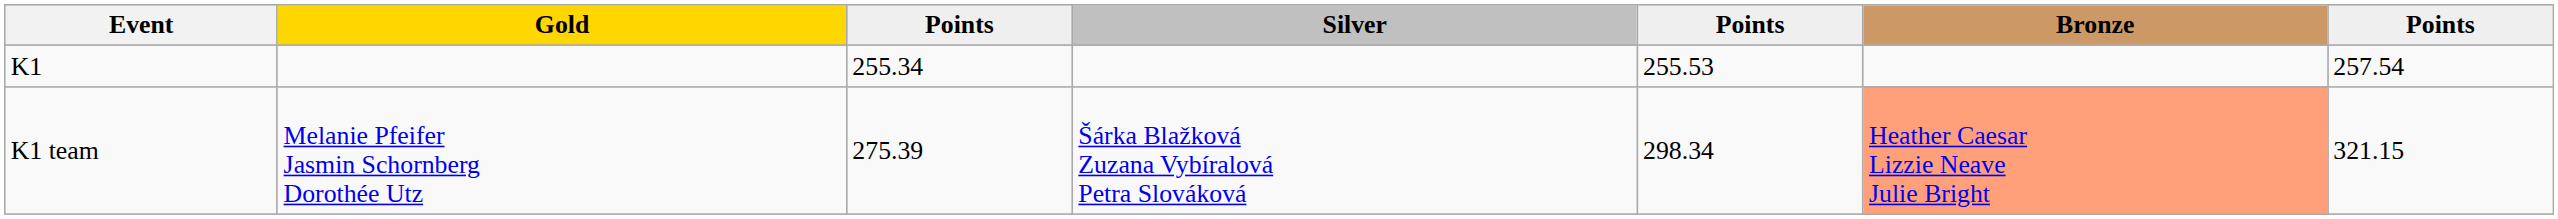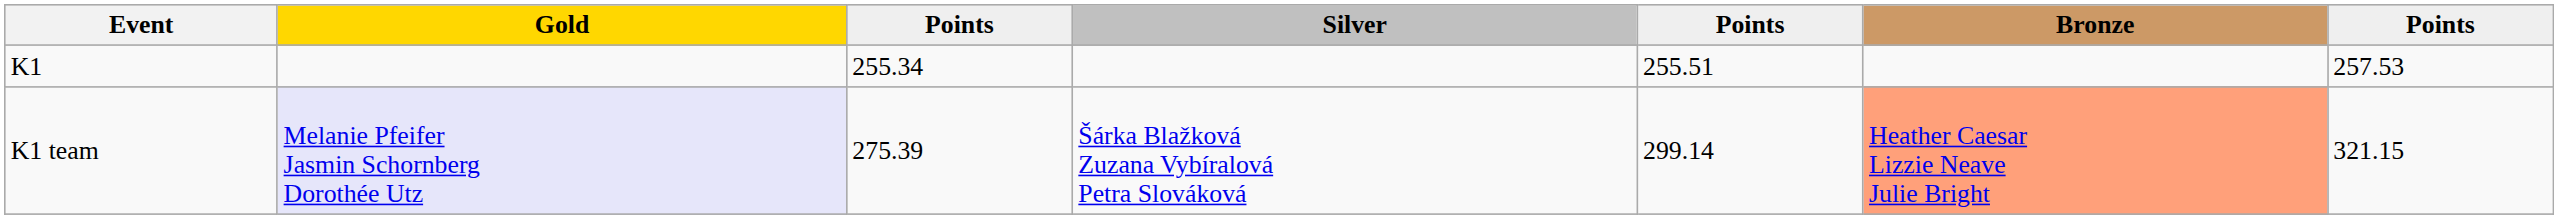(1678, 65) 255.53 -> (1678, 65) 255.51
(2369, 65) 257.54 -> (2369, 65) 257.53
(382, 164) no background -> (382, 164) lavender background
(1678, 150) 298.34 -> (1678, 150) 299.14
